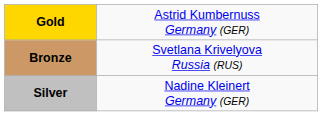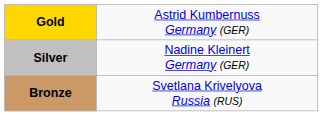rows swapped: (50, 92) <-> (50, 57)
